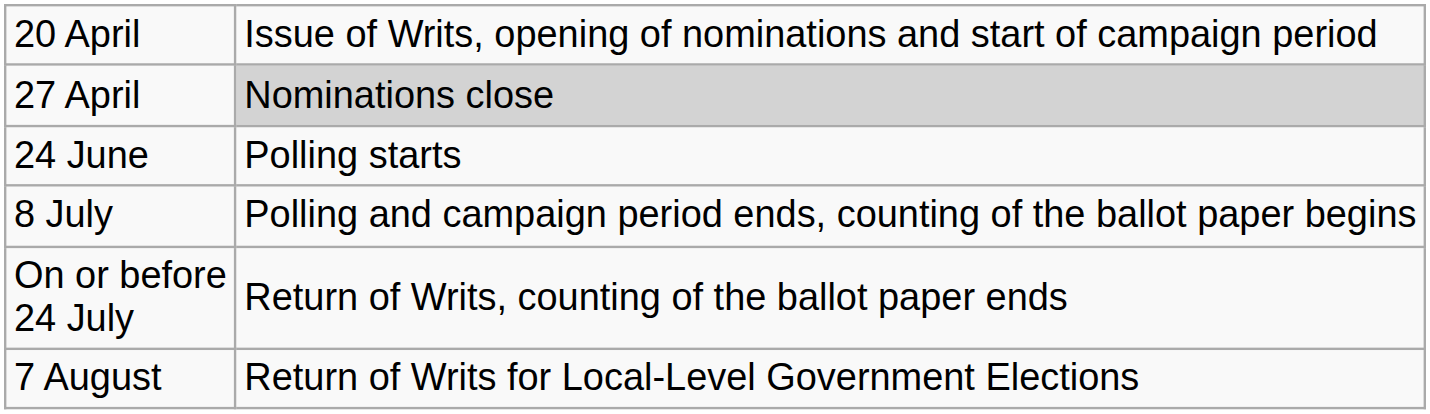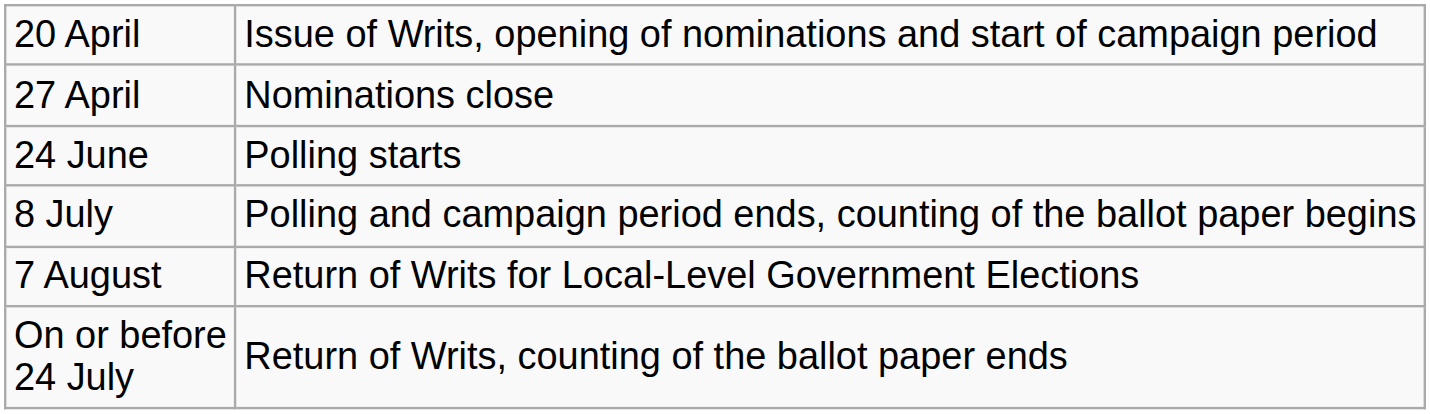(399, 94) lightgrey background -> (399, 94) no background
rows swapped: (120, 296) <-> (88, 377)
